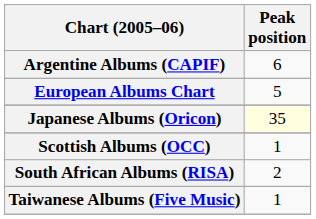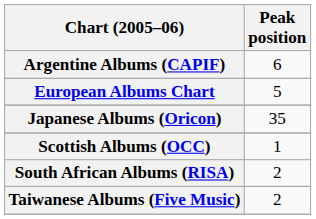(277, 118) lightyellow background -> (277, 118) no background
(277, 200) 1 -> (277, 200) 2
